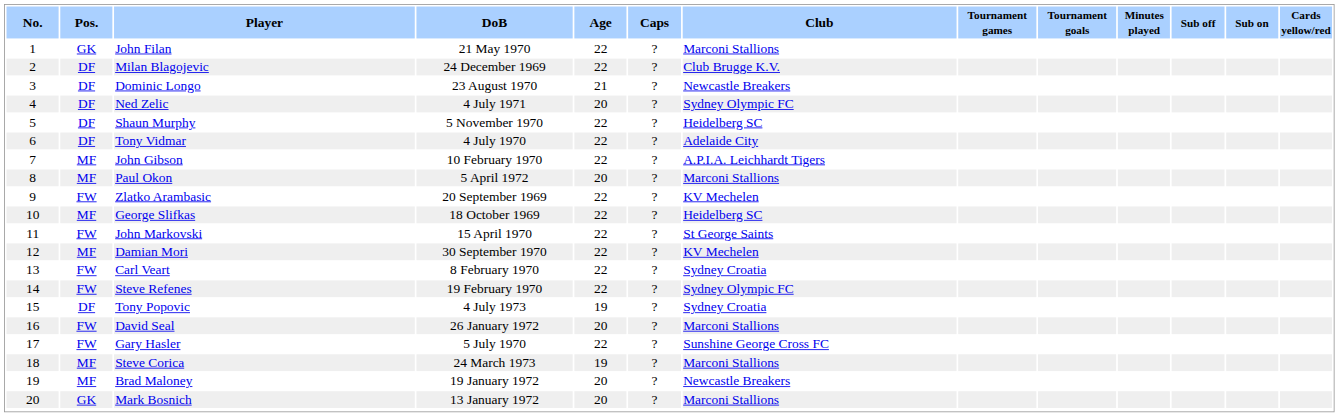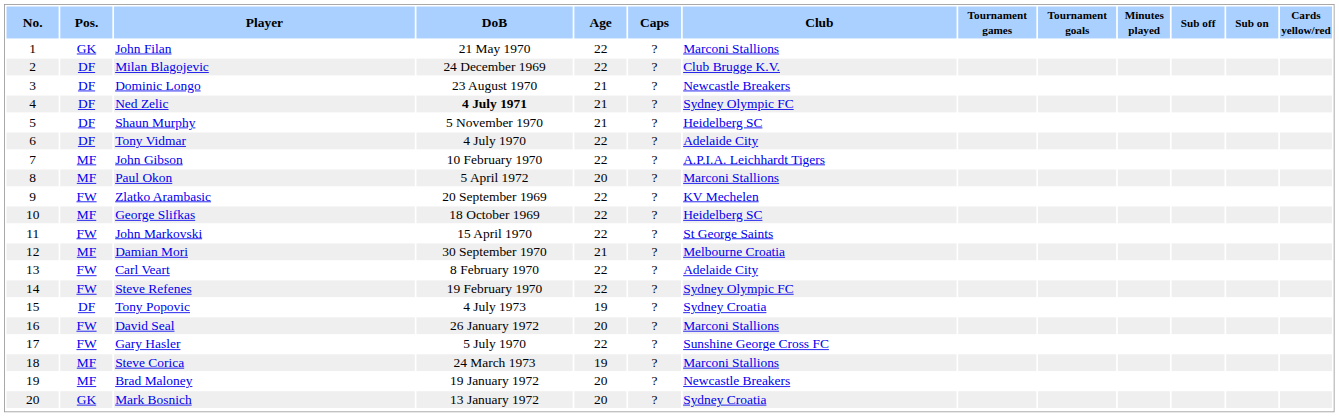(495, 104) normal -> (495, 104) bold
(601, 104) 20 -> (601, 104) 21
(601, 122) 22 -> (601, 122) 21
(601, 251) 22 -> (601, 251) 21
(721, 251) KV Mechelen -> (734, 251) Melbourne Croatia
(725, 270) Sydney Croatia -> (721, 270) Adelaide City
(731, 399) Marconi Stallions -> (725, 399) Sydney Croatia
